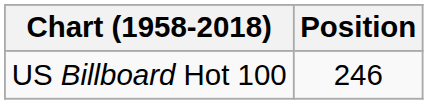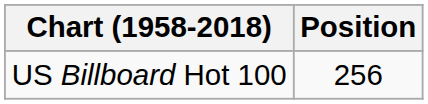(358, 74) 246 -> (358, 74) 256
